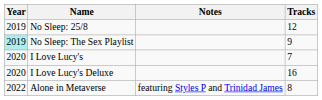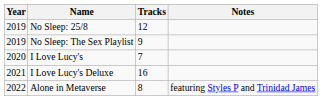columns swapped: (301, 12) <-> (210, 12)
(16, 42) paleturquoise background -> (16, 42) no background
(16, 73) 2020 -> (16, 73) 2021
